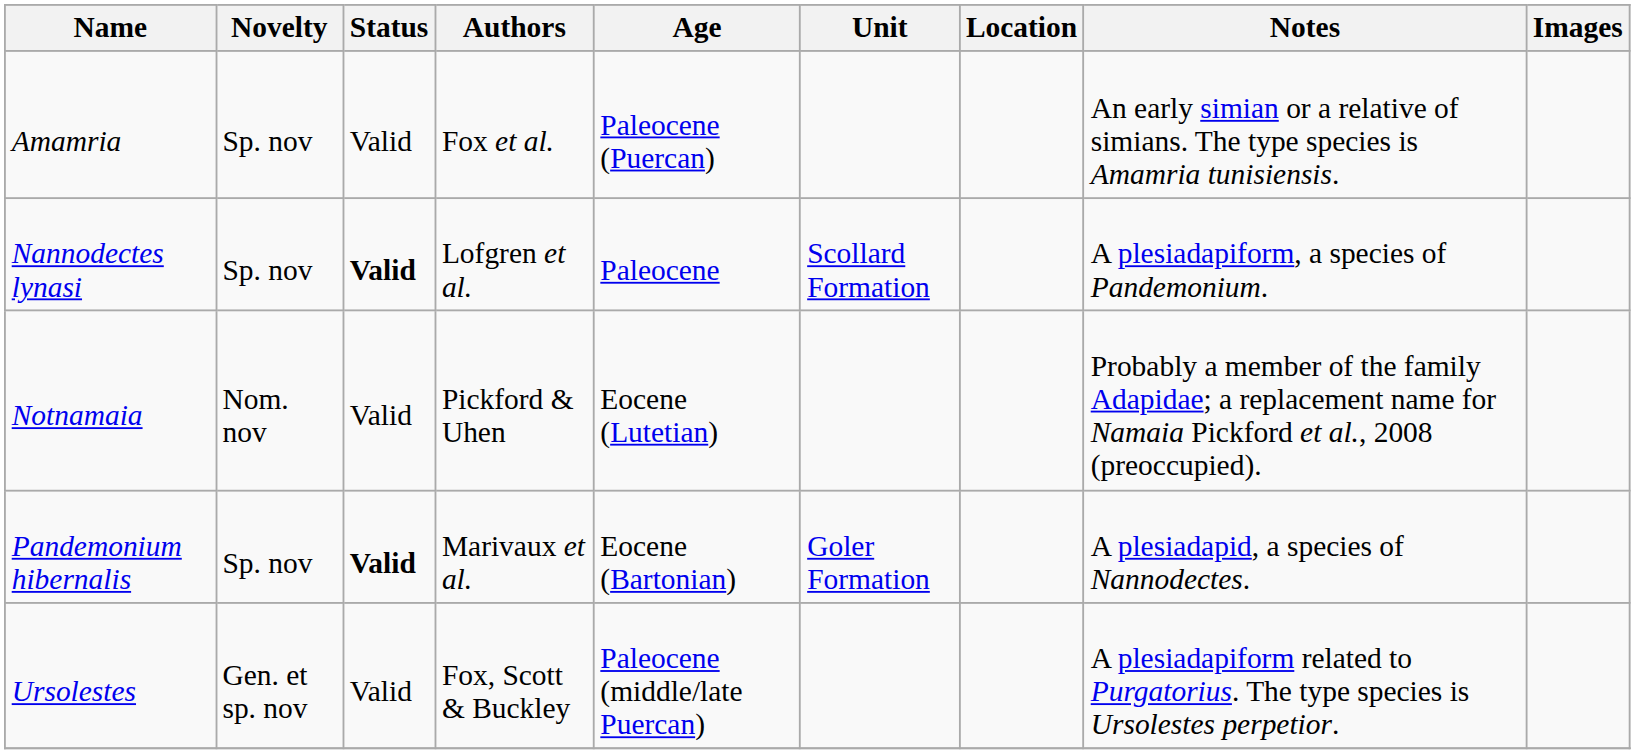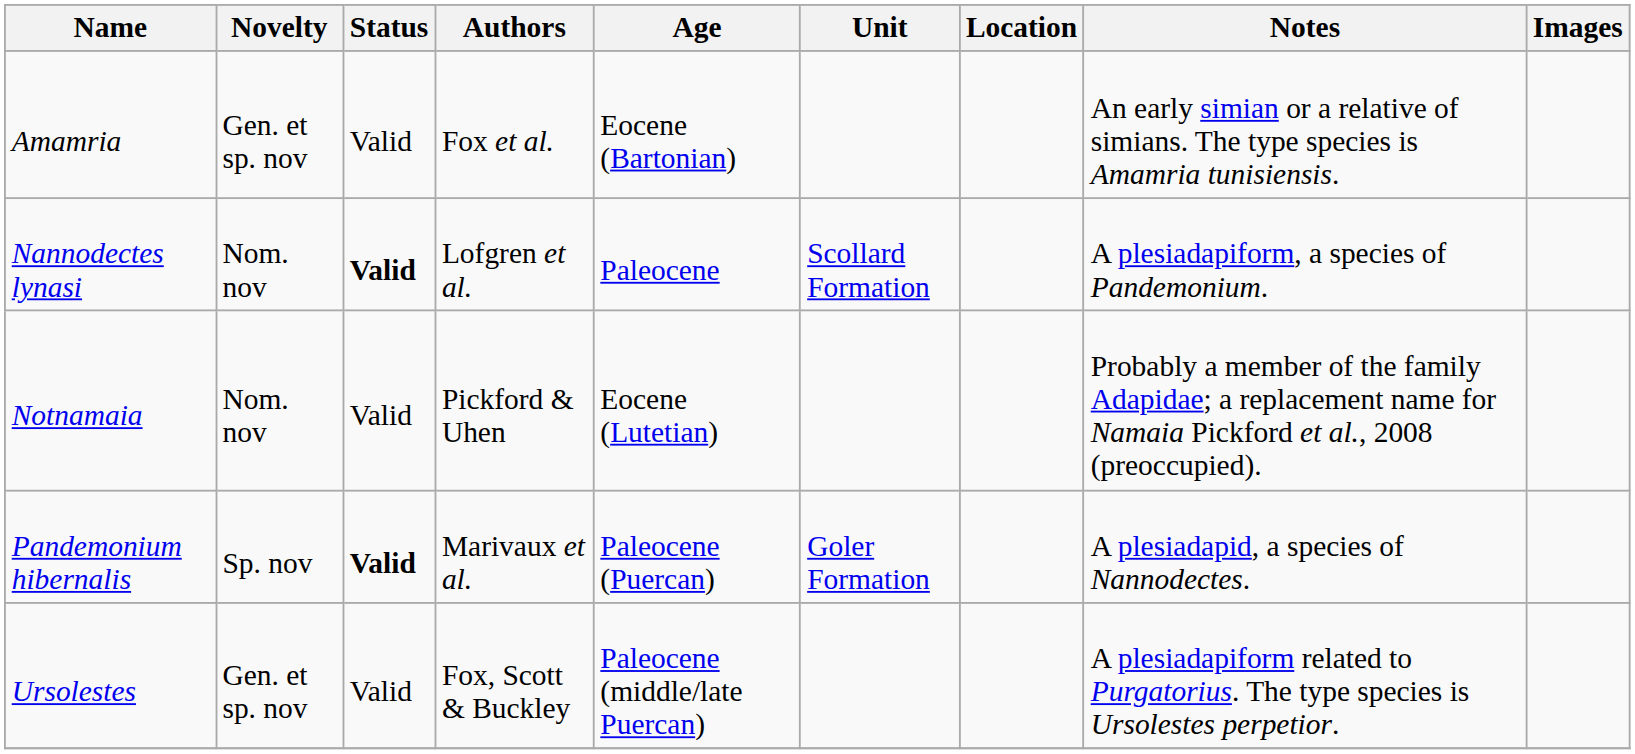(267, 140) Sp. nov -> (265, 140) Gen. et sp. nov
(660, 140) Paleocene (Puercan) -> (668, 140) Eocene (Bartonian)
(267, 270) Sp. nov -> (256, 270) Nom. nov
(668, 562) Eocene (Bartonian) -> (660, 562) Paleocene (Puercan)
